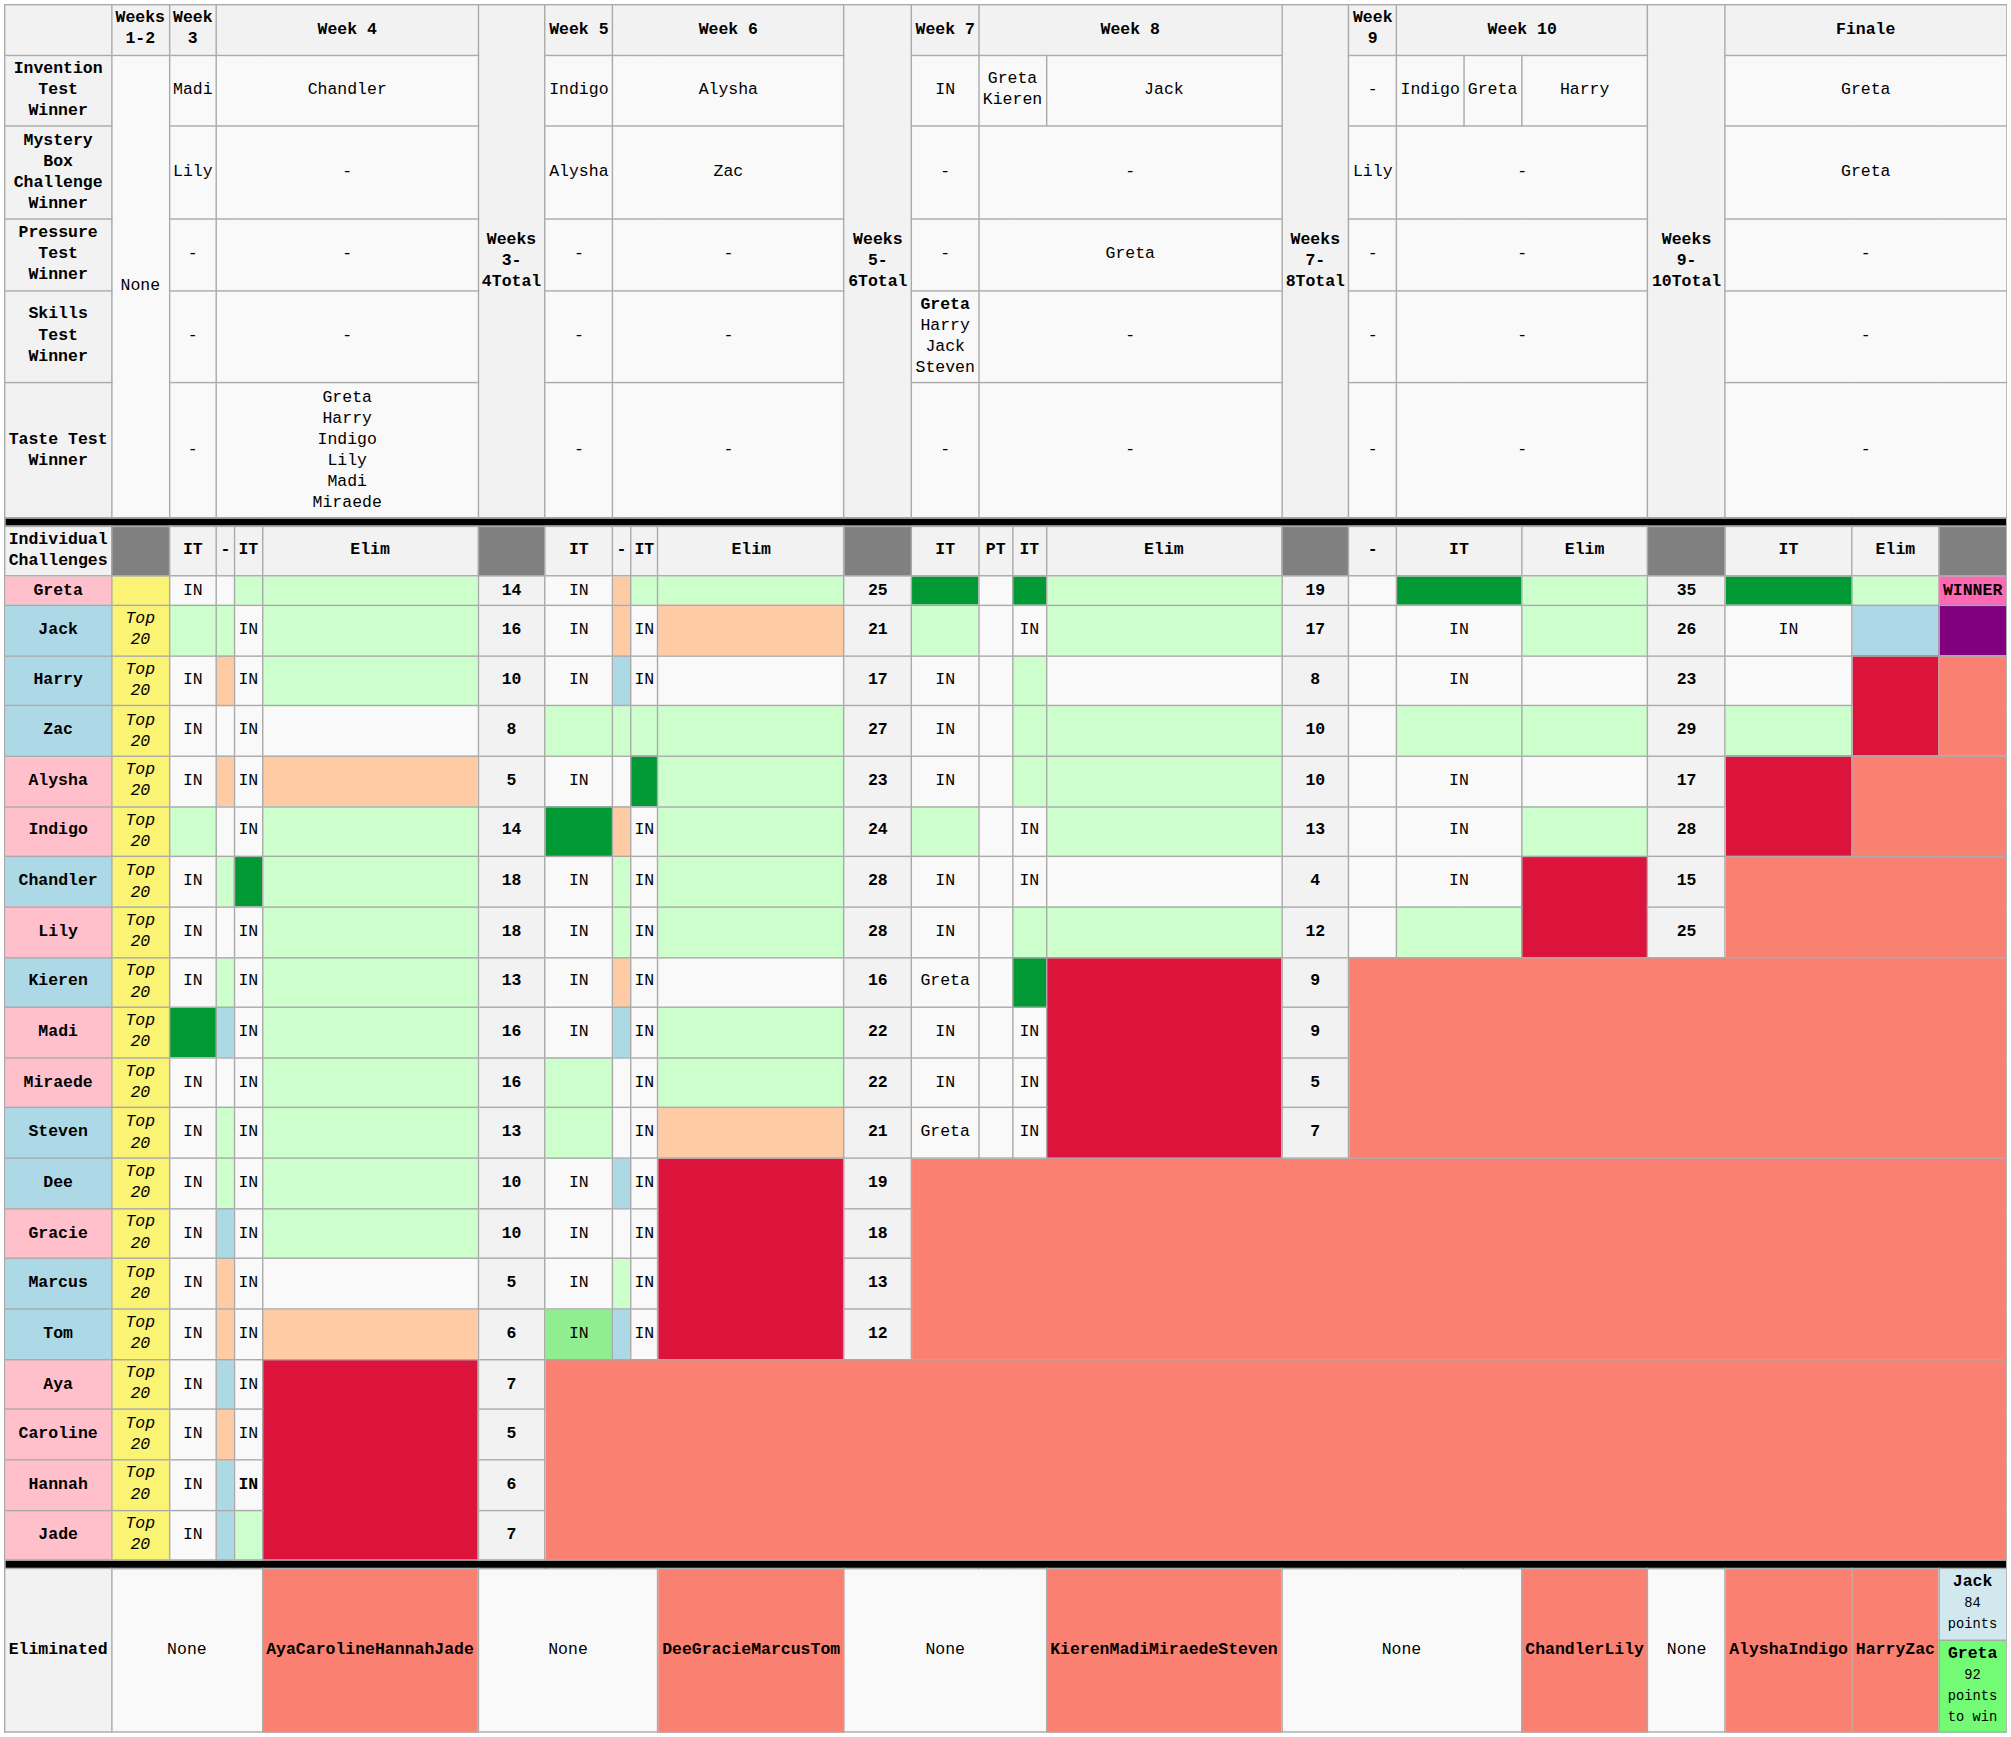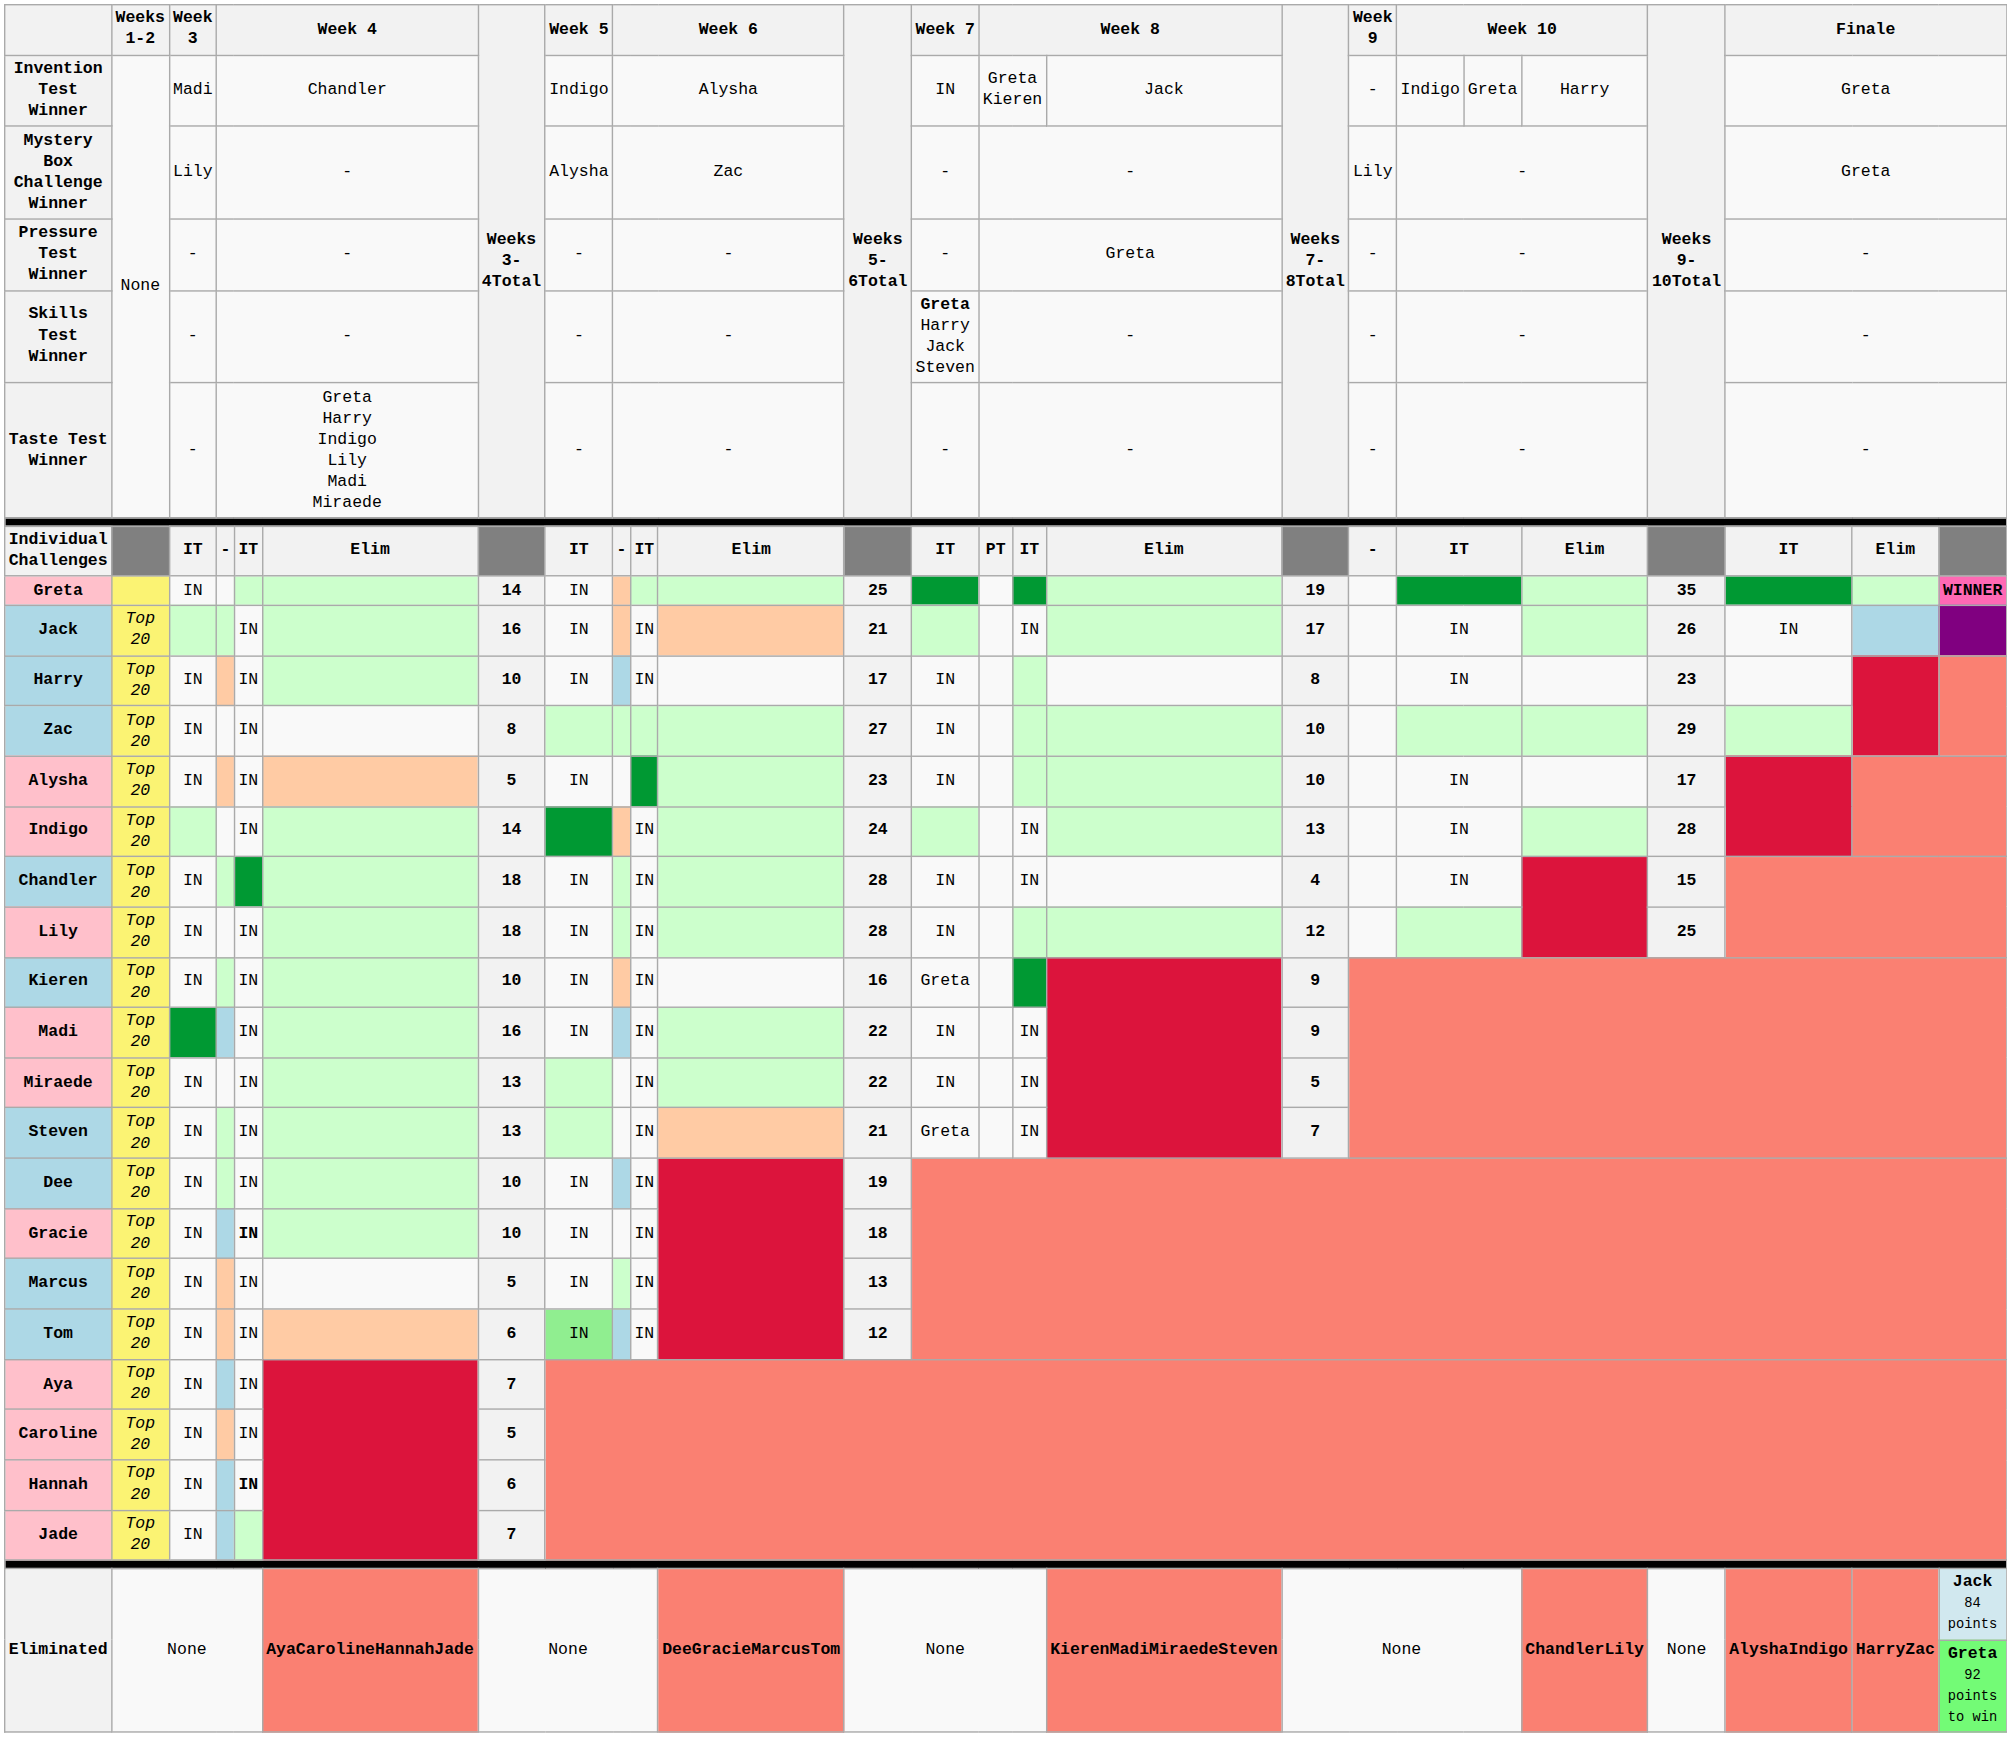(512, 981) 13 -> (512, 981) 10
(512, 1082) 16 -> (512, 1082) 13
(248, 1233) normal -> (248, 1233) bold
